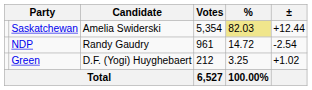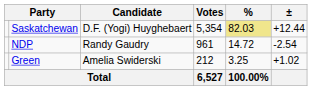(122, 28) Amelia Swiderski -> (137, 28) D.F. (Yogi) Huyghebaert
(137, 61) D.F. (Yogi) Huyghebaert -> (122, 61) Amelia Swiderski
